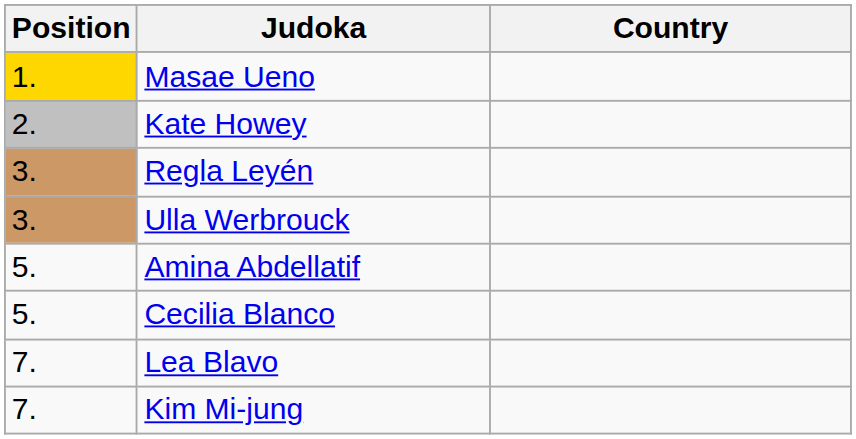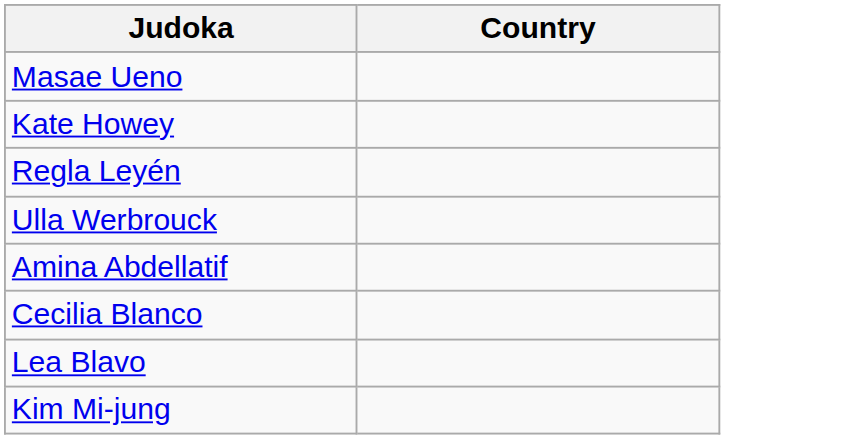- column: (71, 28)
